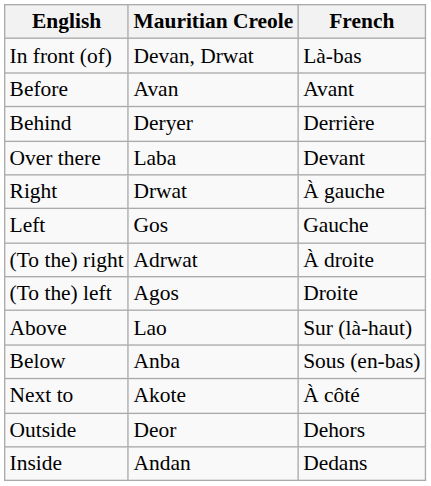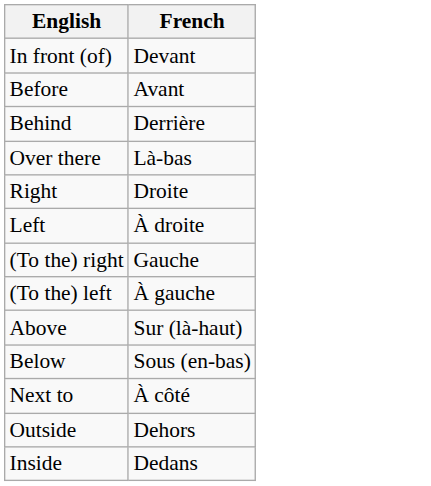- column: (213, 21)
(332, 55) Là-bas -> (164, 55) Devant
(334, 157) Devant -> (163, 157) Là-bas
(344, 191) À gauche -> (161, 191) Droite
(336, 225) Gauche -> (169, 225) À droite
(339, 259) À droite -> (166, 259) Gauche
(331, 293) Droite -> (174, 293) À gauche
